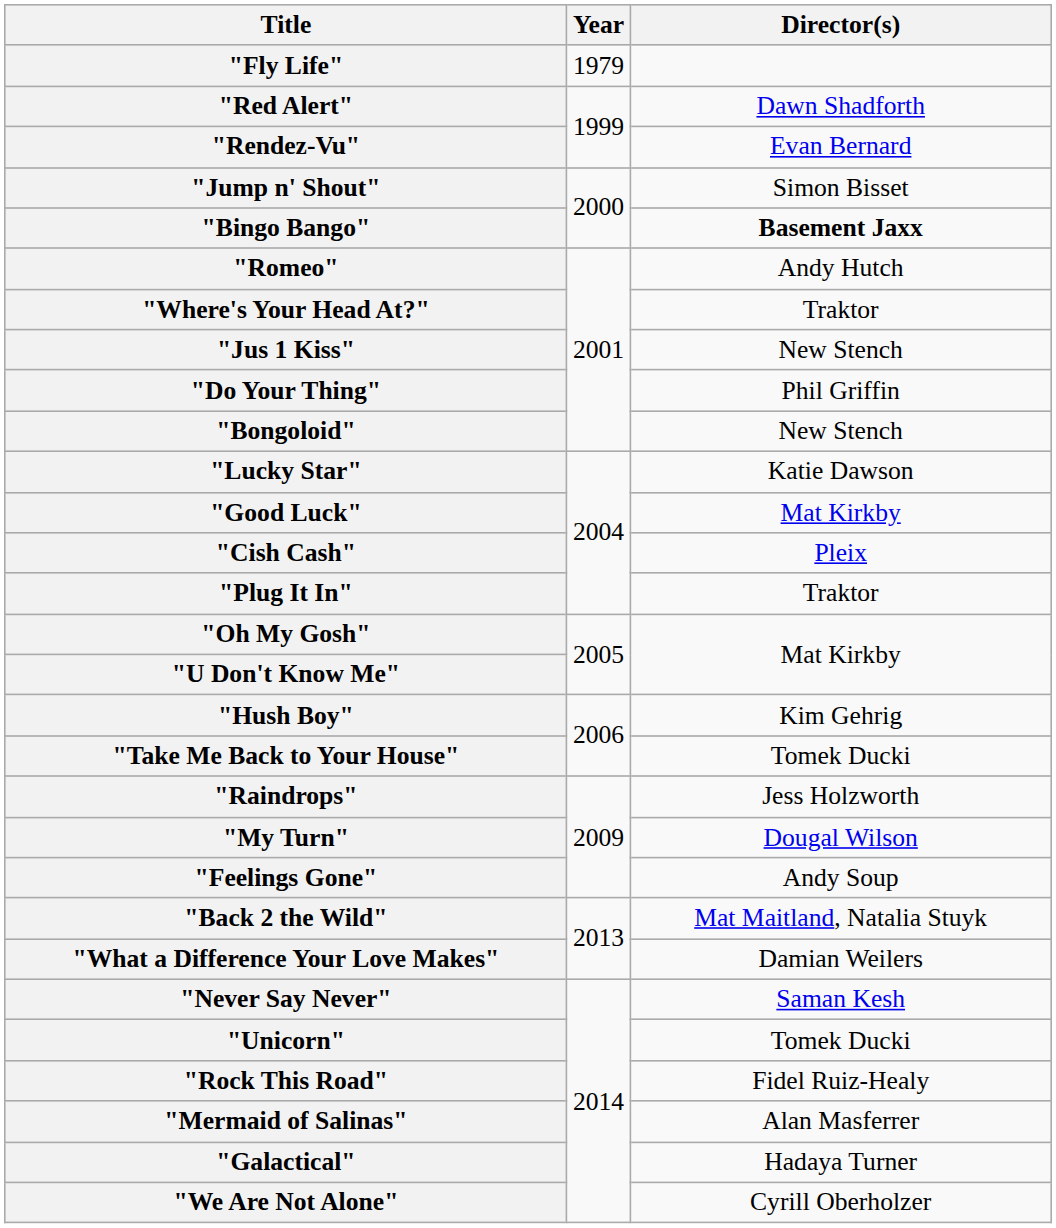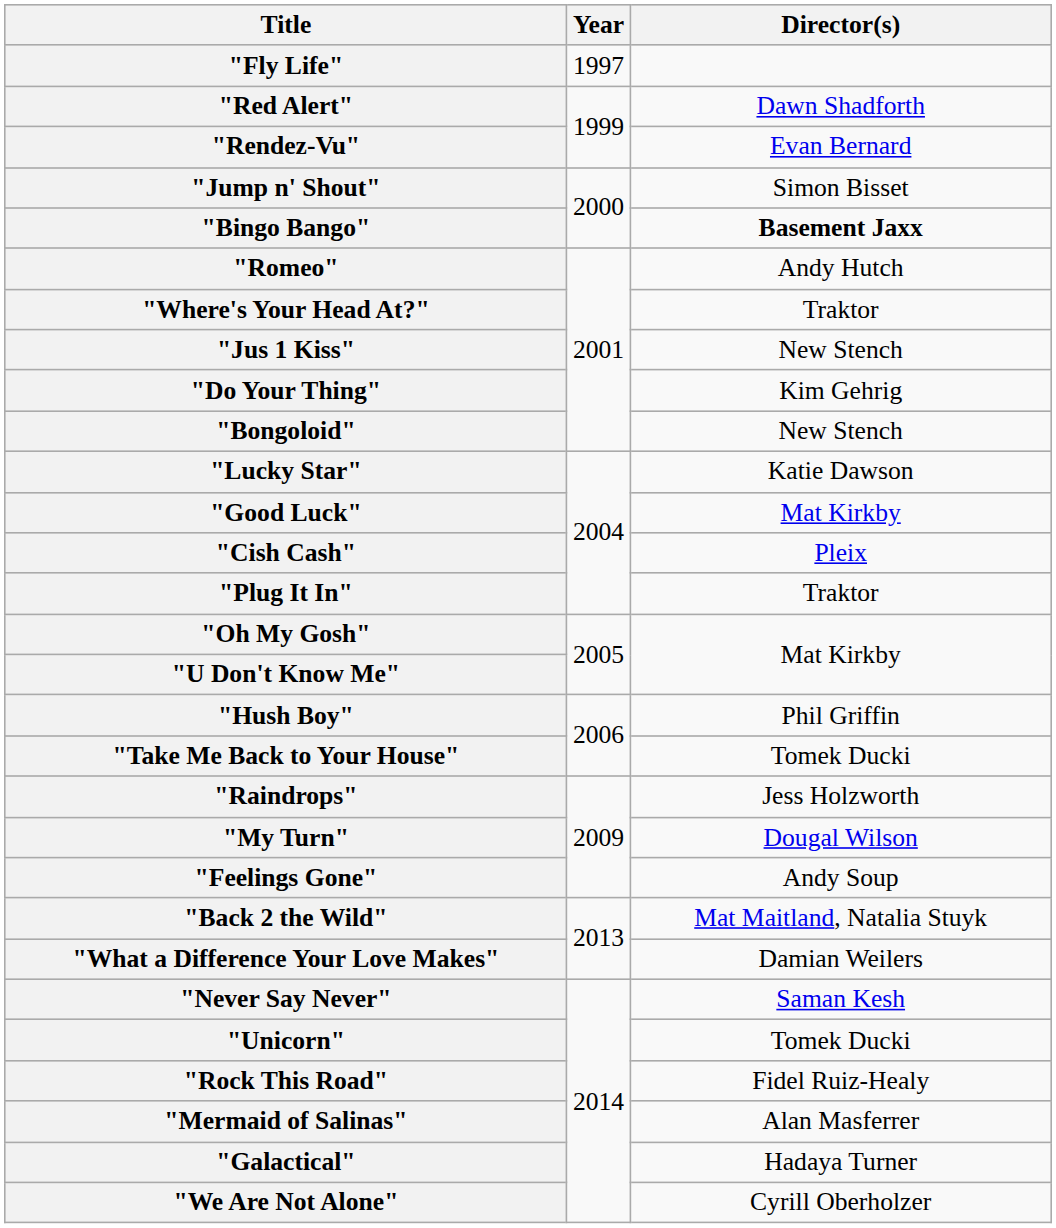(599, 65) 1979 -> (599, 65) 1997
(841, 390) Phil Griffin -> (841, 390) Kim Gehrig
(841, 715) Kim Gehrig -> (841, 715) Phil Griffin
